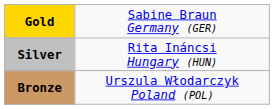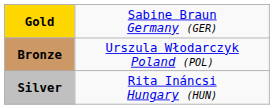rows swapped: (40, 55) <-> (40, 88)
